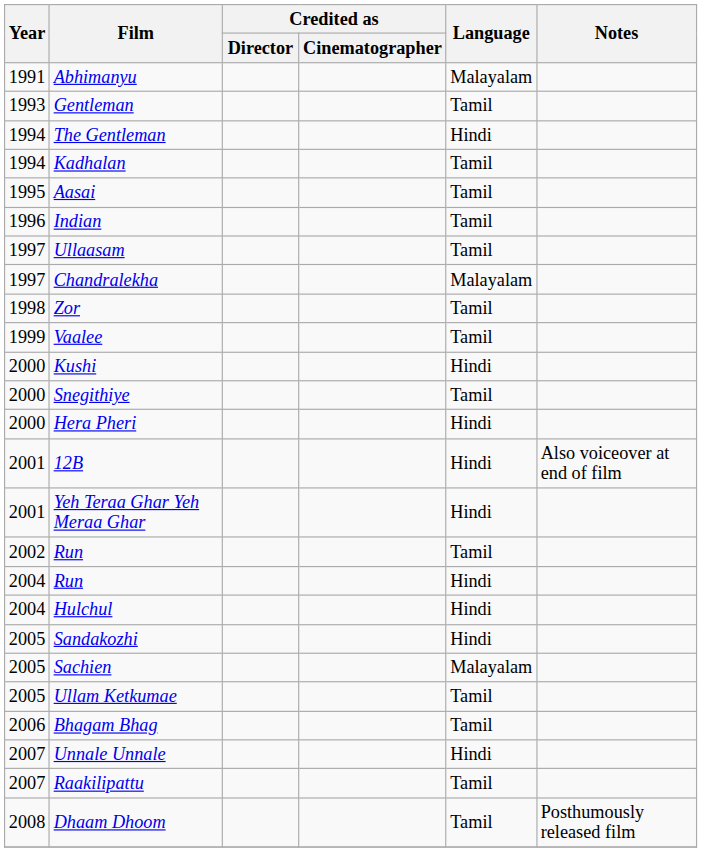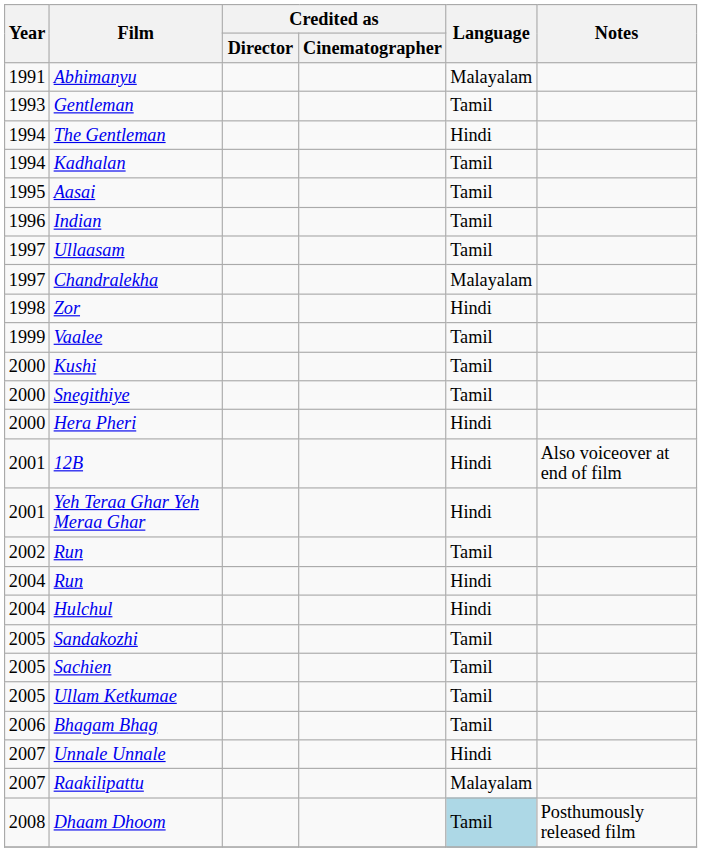(471, 308) Tamil -> (471, 308) Hindi
(471, 366) Hindi -> (471, 366) Tamil
(471, 638) Hindi -> (471, 638) Tamil
(491, 667) Malayalam -> (471, 667) Tamil
(471, 783) Tamil -> (491, 783) Malayalam
(471, 822) no background -> (471, 822) lightblue background
